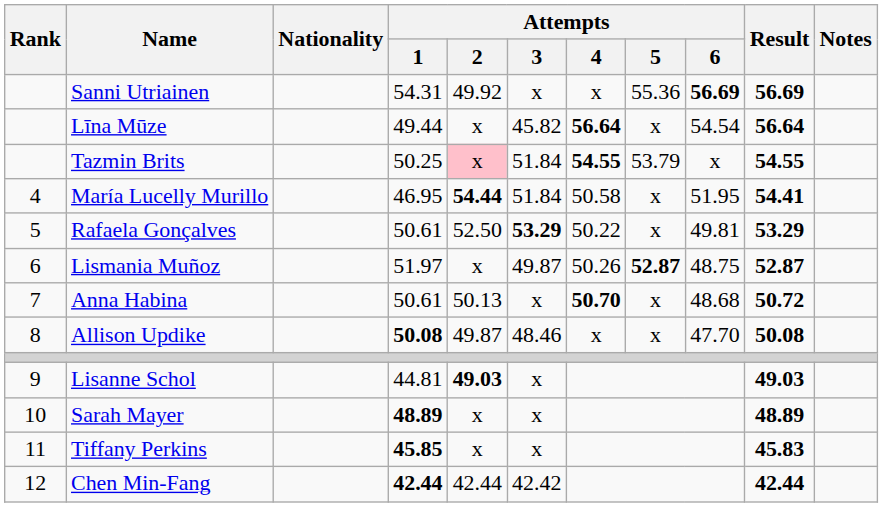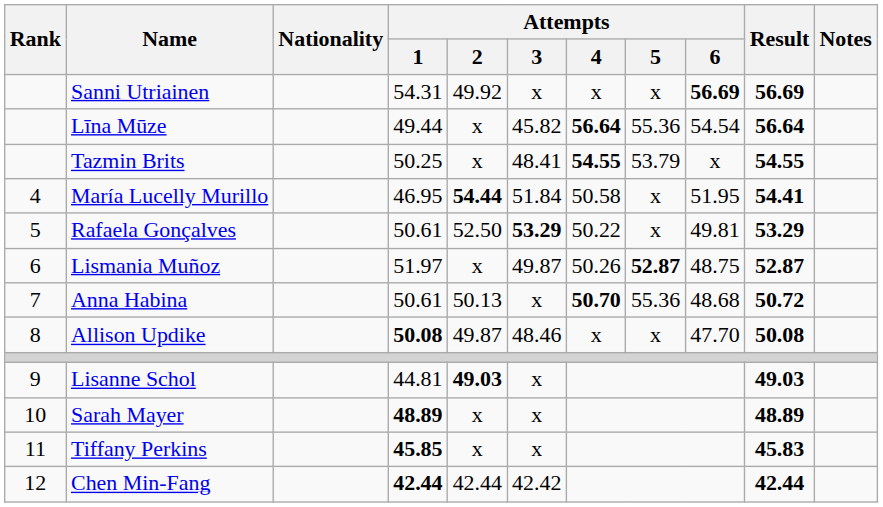(656, 91) 55.36 -> (656, 91) x
(656, 126) x -> (656, 126) 55.36
(477, 160) pink background -> (477, 160) no background
(537, 160) 51.84 -> (537, 160) 48.41
(656, 299) x -> (656, 299) 55.36
